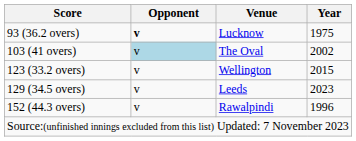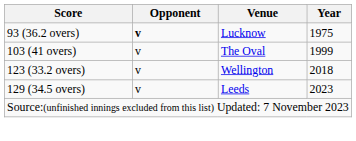(137, 51) lightblue background -> (138, 51) no background
(322, 51) 2002 -> (321, 51) 1999
(322, 70) 2015 -> (321, 70) 2018
- row: (46, 107)
